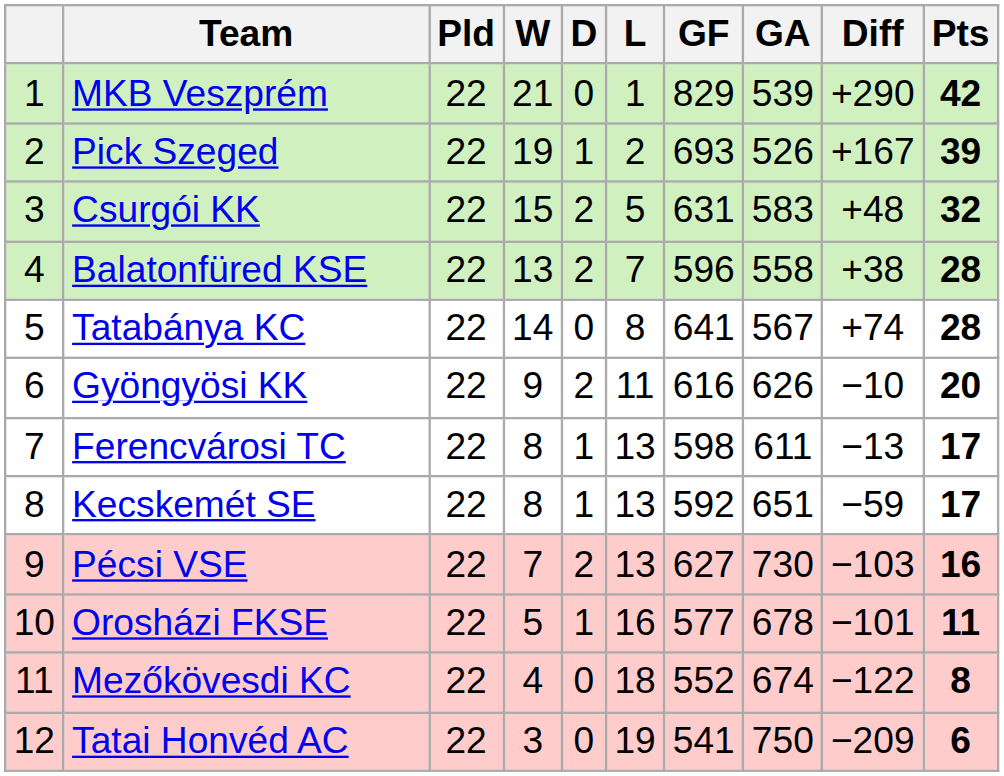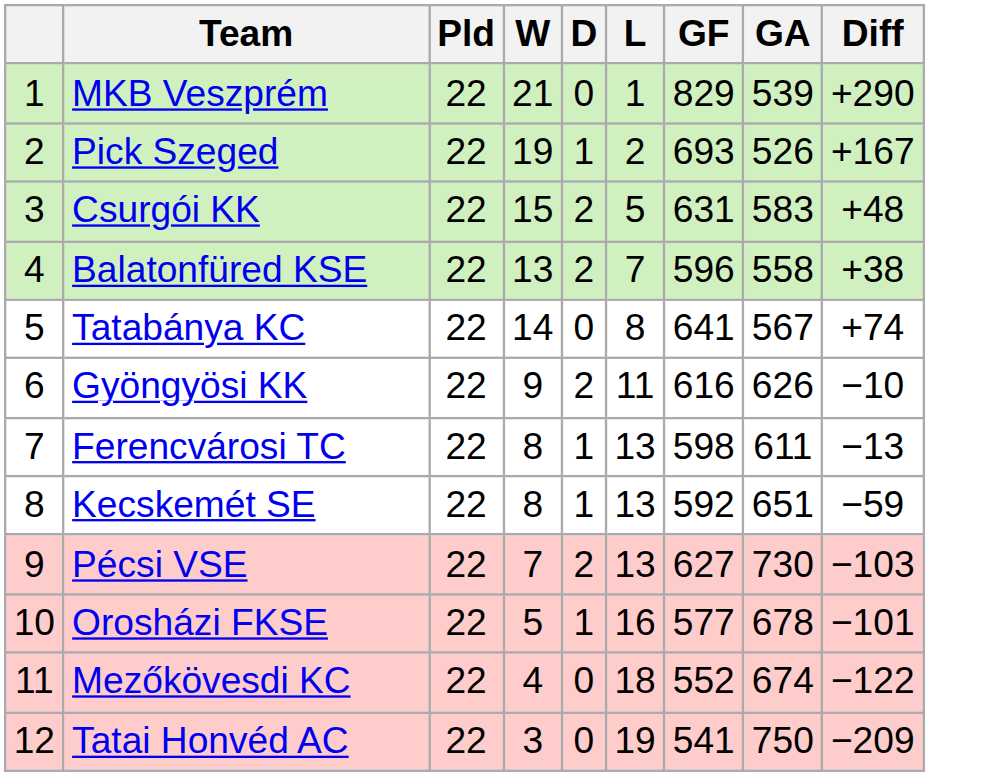- column: (961, 33)
